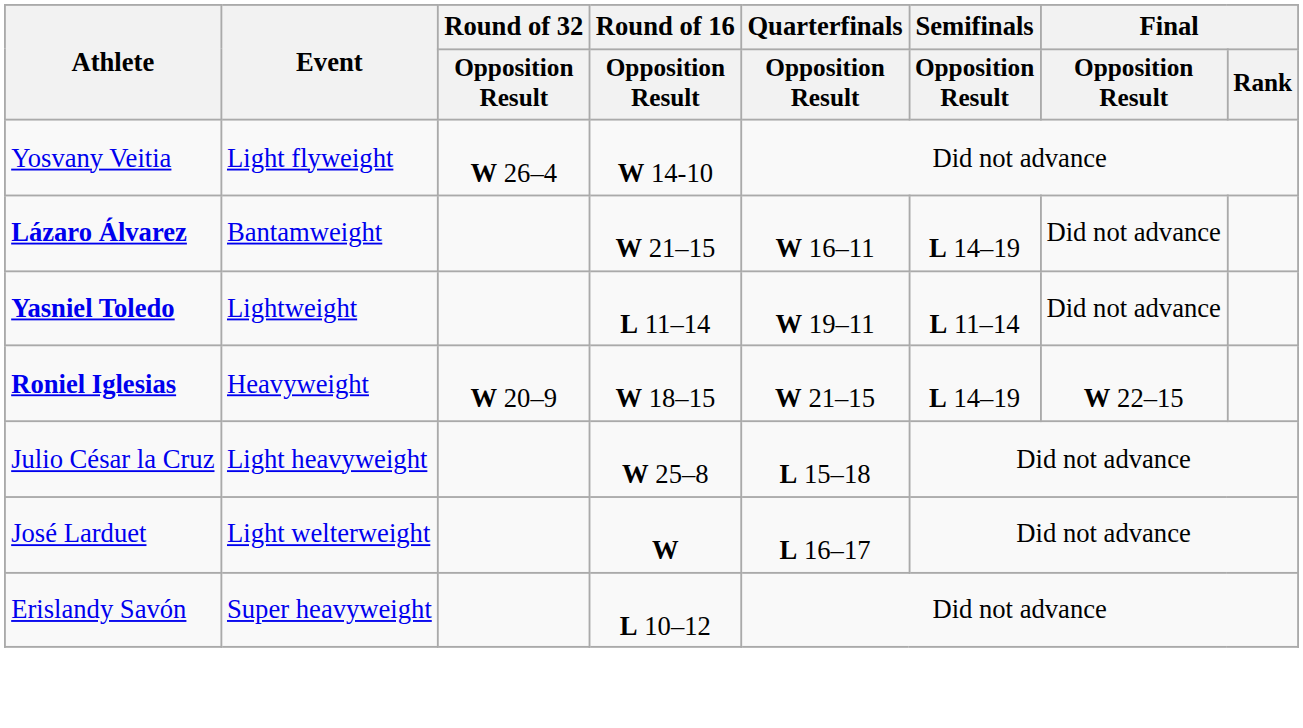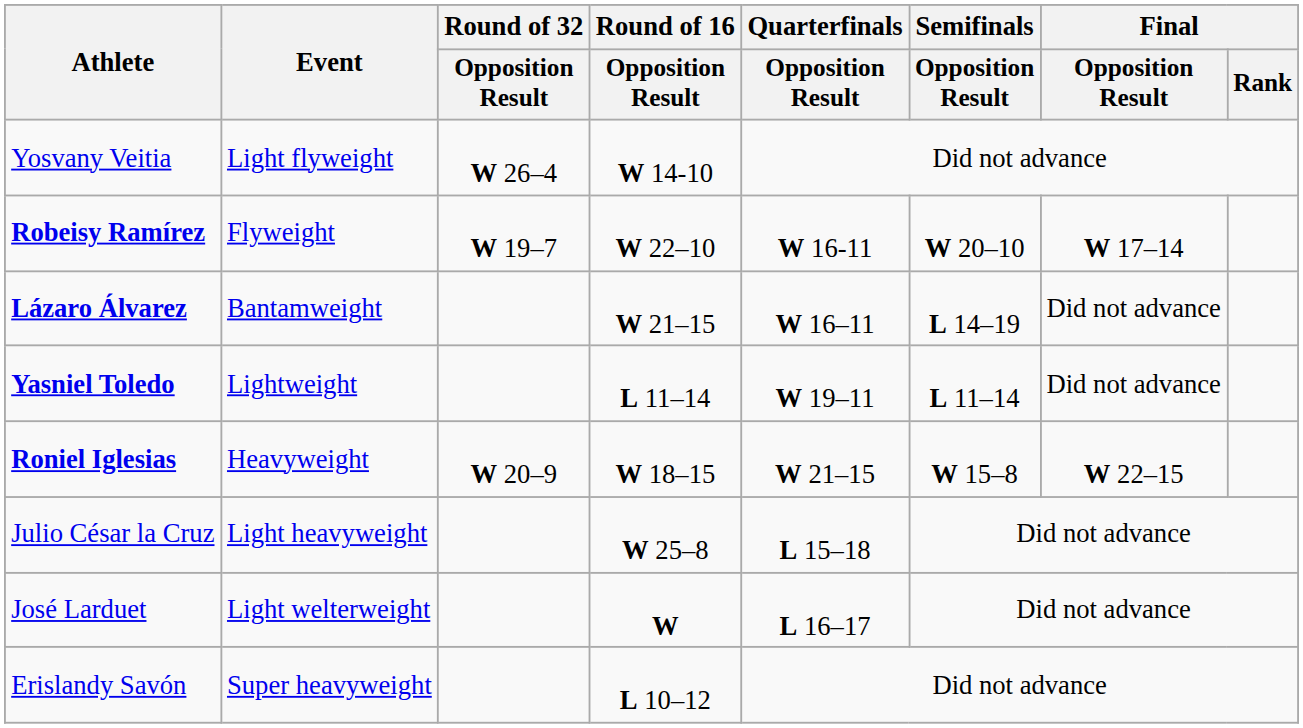+ row: (108, 233)
(975, 399) L 14–19 -> (975, 474) W 15–8
